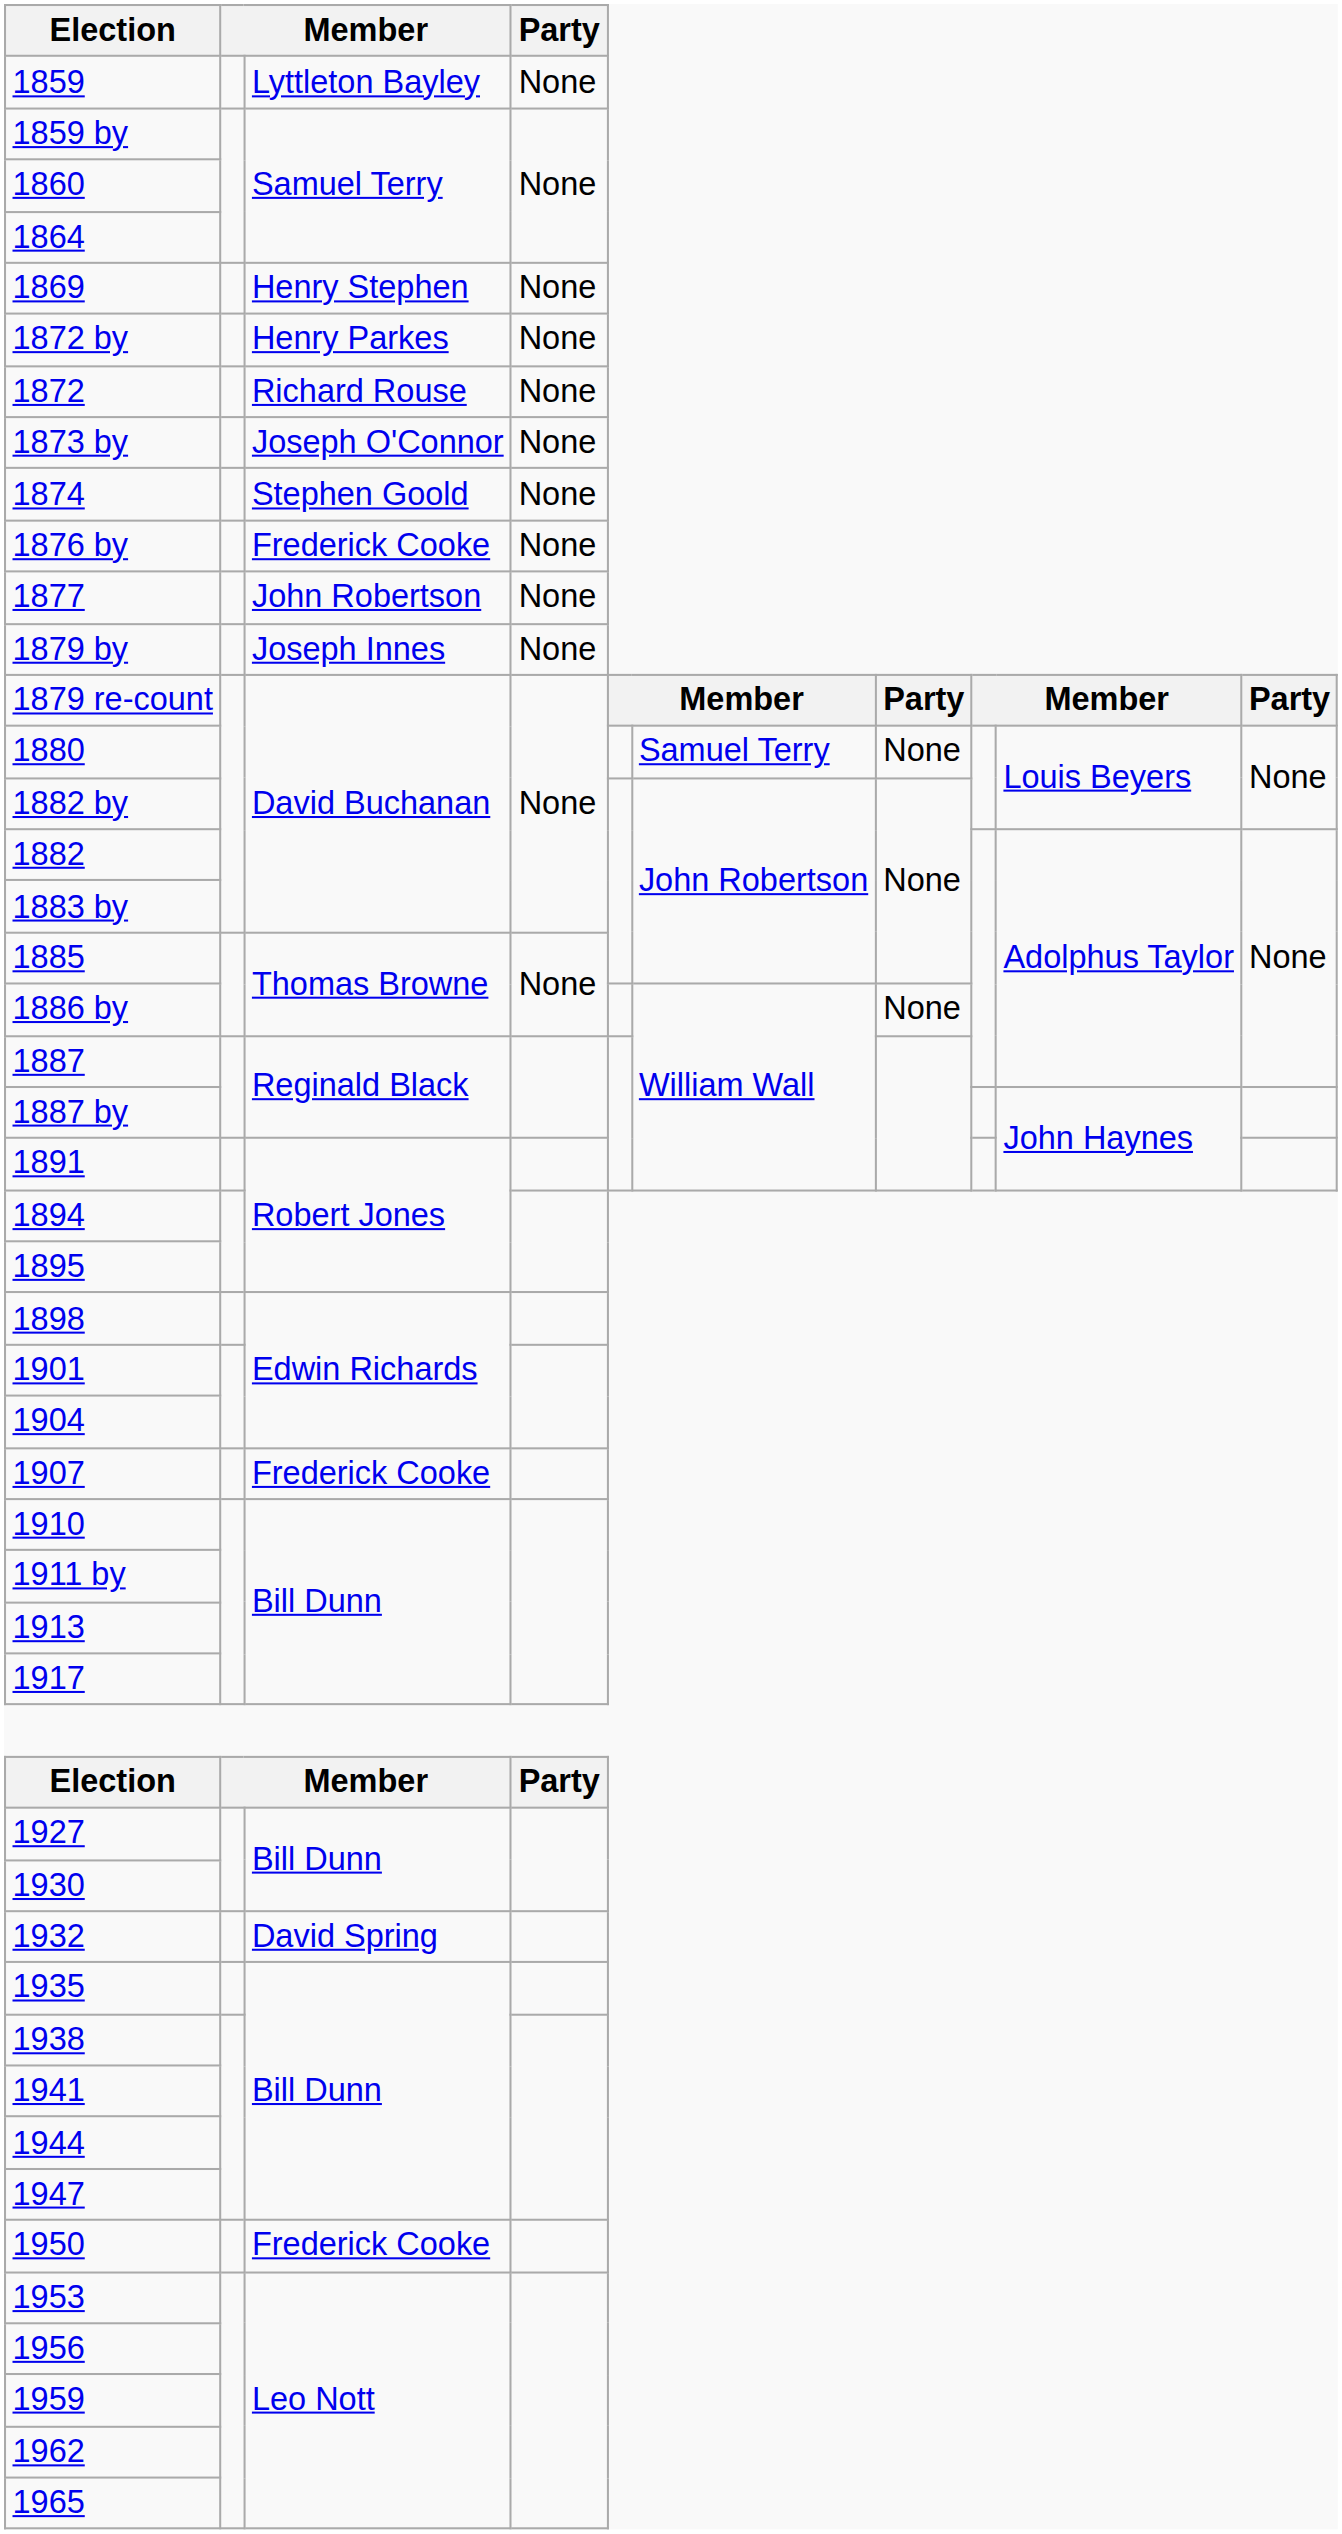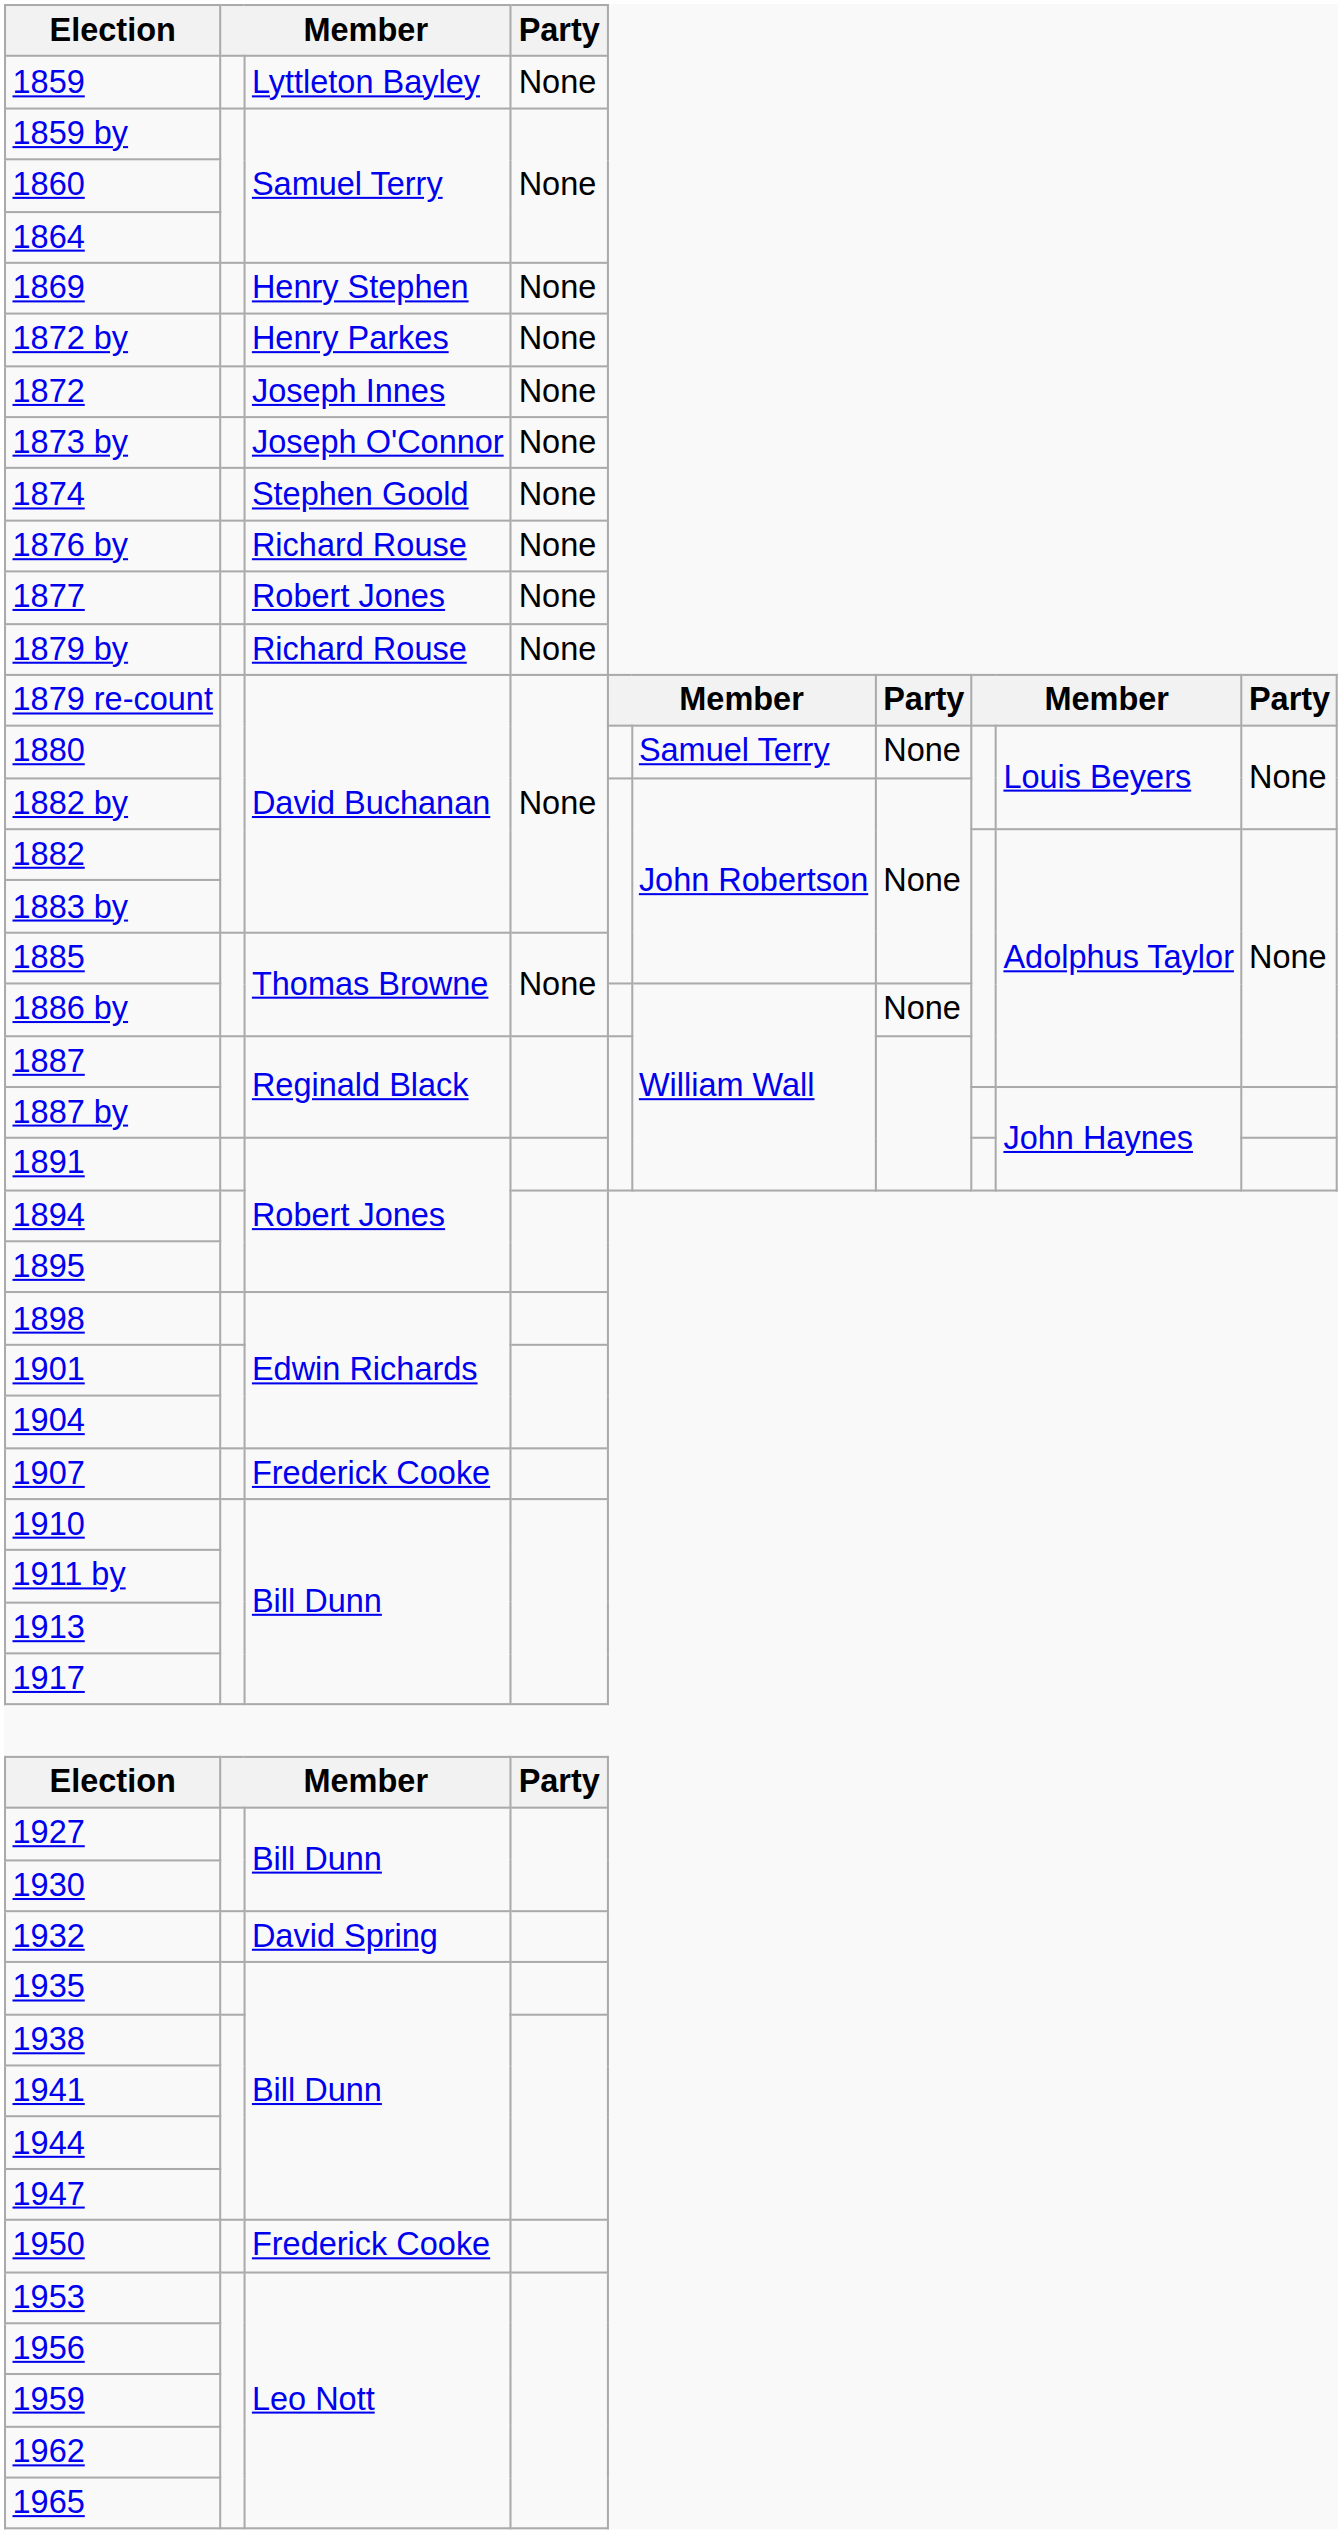(359, 390) Richard Rouse -> (349, 390) Joseph Innes
(371, 545) Frederick Cooke -> (359, 545) Richard Rouse
(367, 596) John Robertson -> (349, 596) Robert Jones
(349, 648) Joseph Innes -> (359, 648) Richard Rouse
